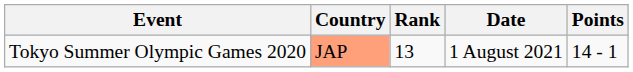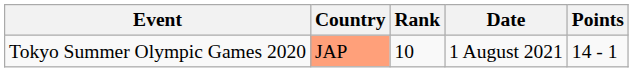(404, 50) 13 -> (404, 50) 10
